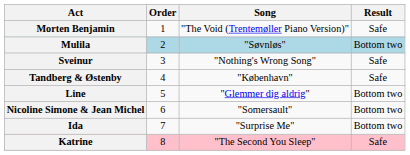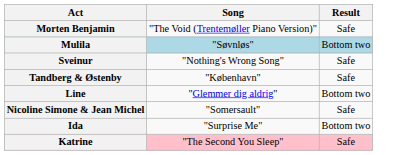- column: (163, 12)
(378, 110) Bottom two -> (346, 110) Safe
